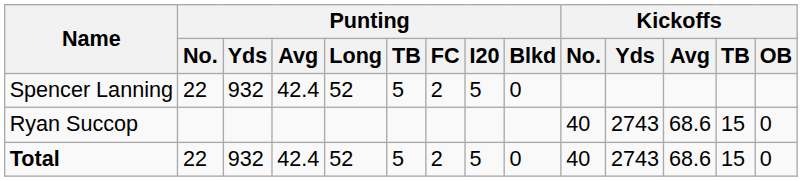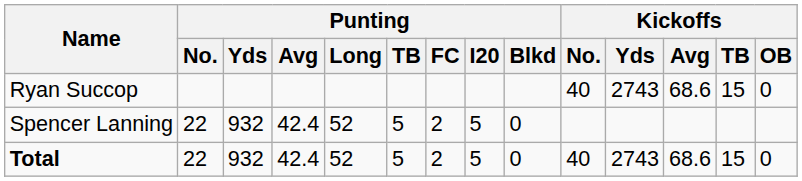rows swapped: (91, 90) <-> (74, 124)
